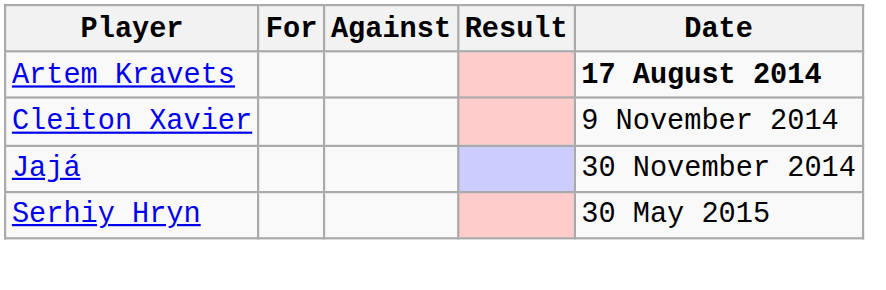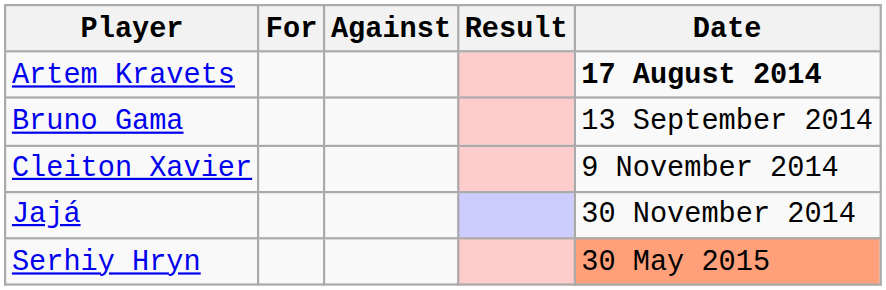+ row: (98, 122)
(676, 215) no background -> (676, 261) lightsalmon background
